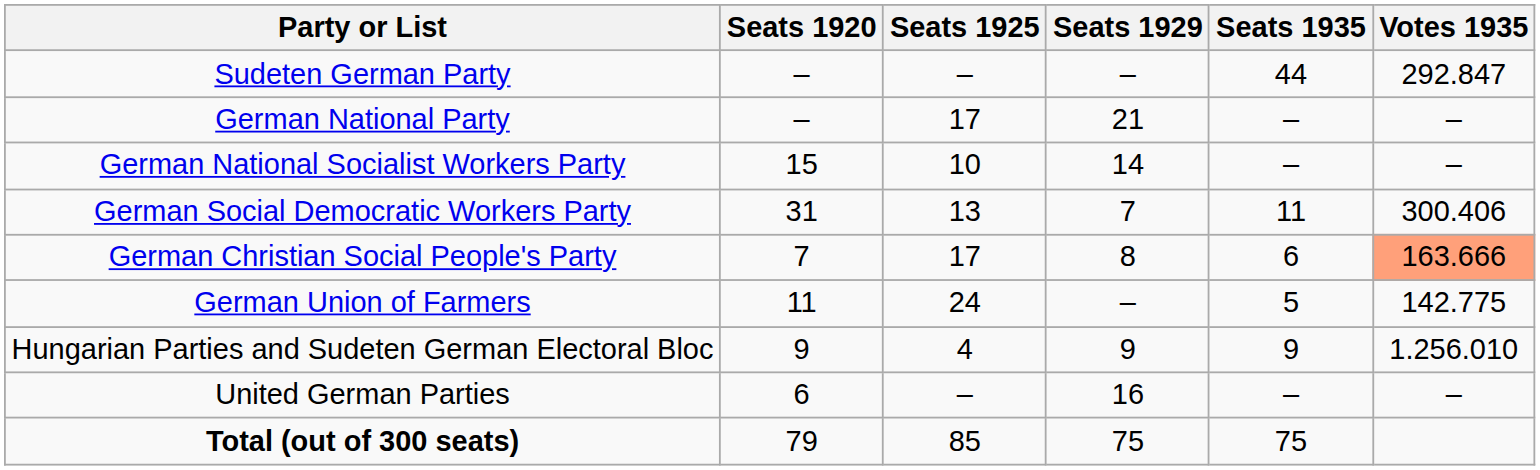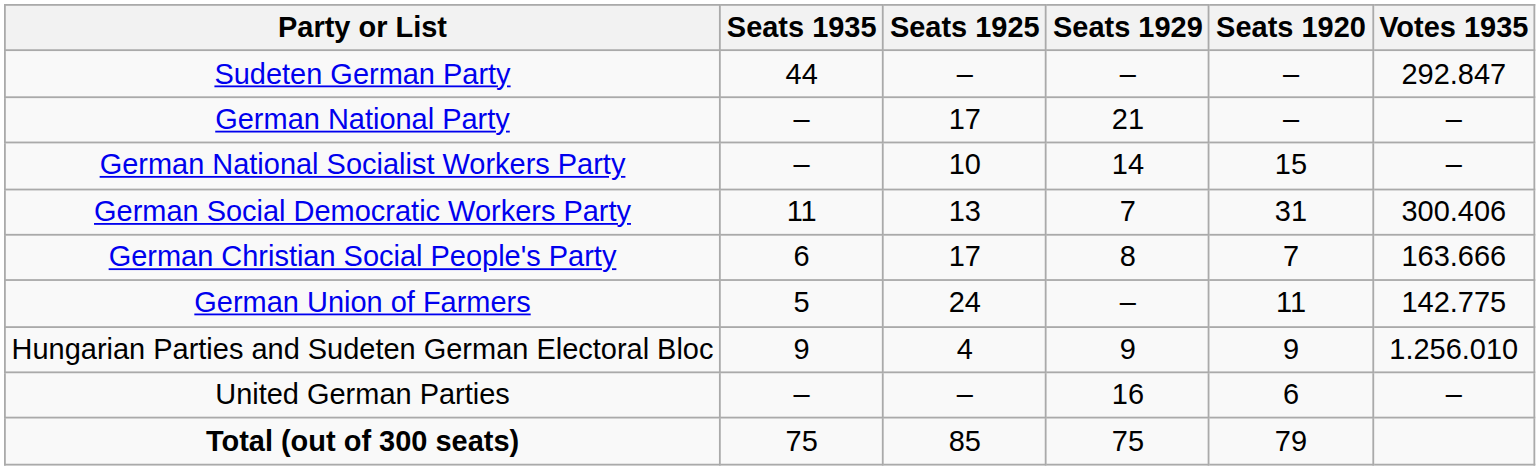columns swapped: (802, 27) <-> (1291, 27)
(1454, 257) lightsalmon background -> (1454, 257) no background
